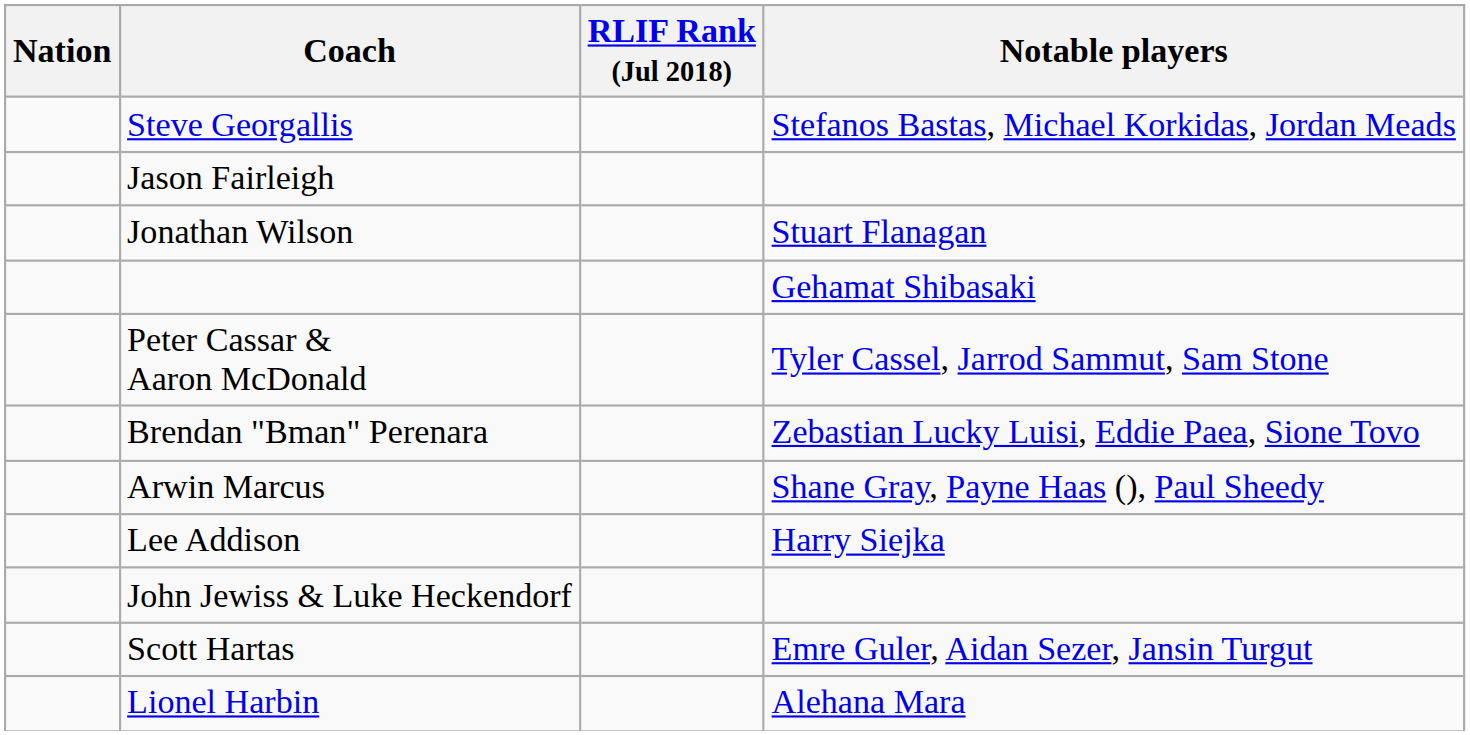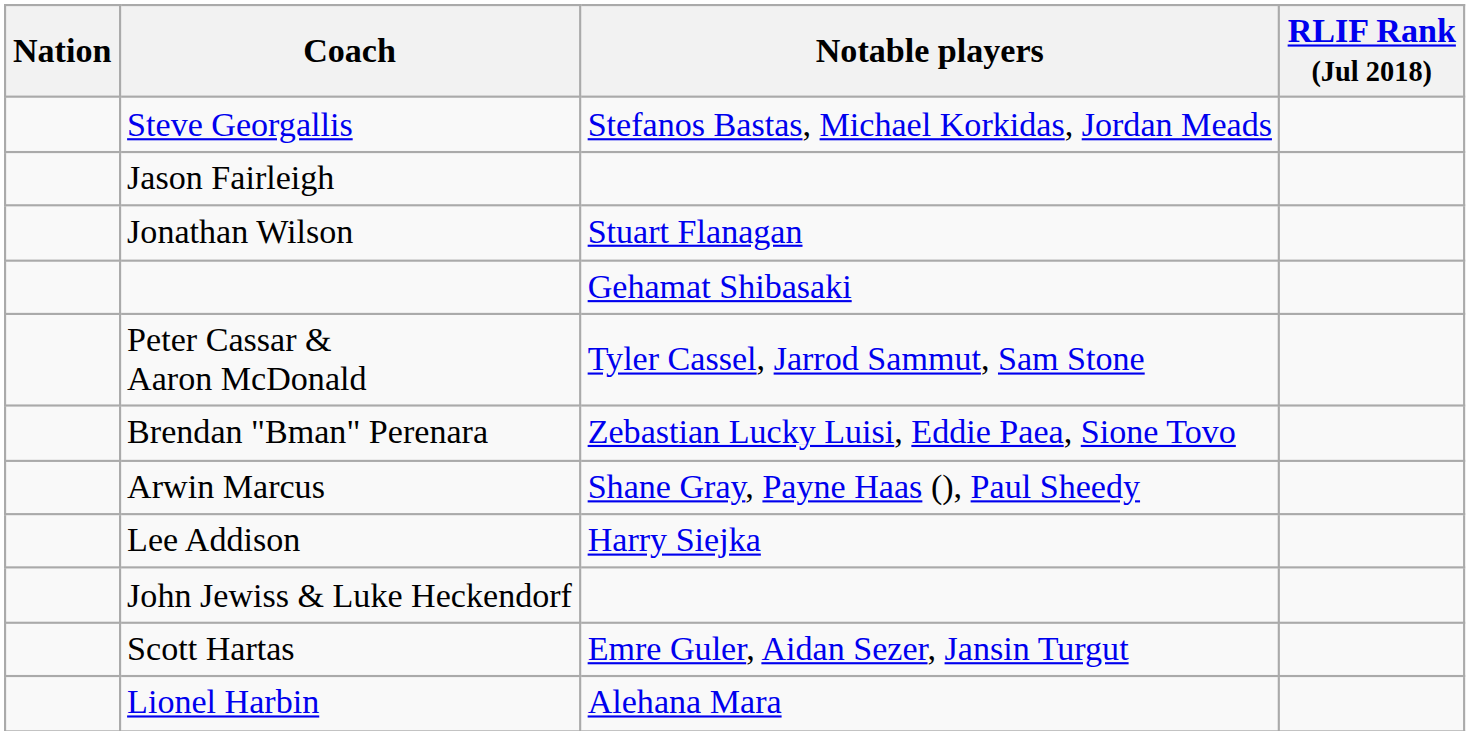columns swapped: (1114, 50) <-> (672, 50)
